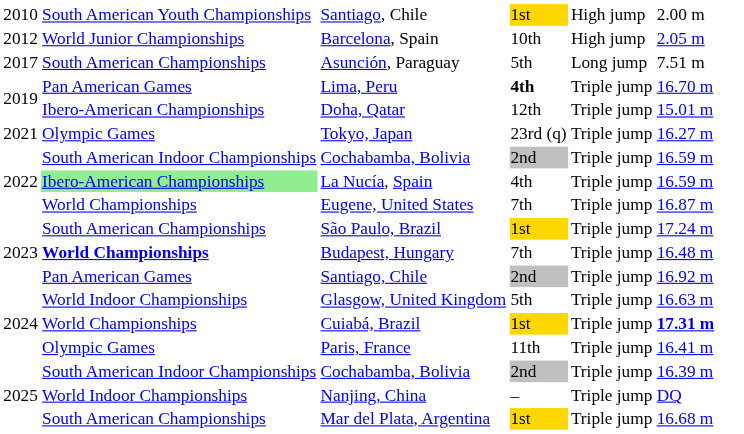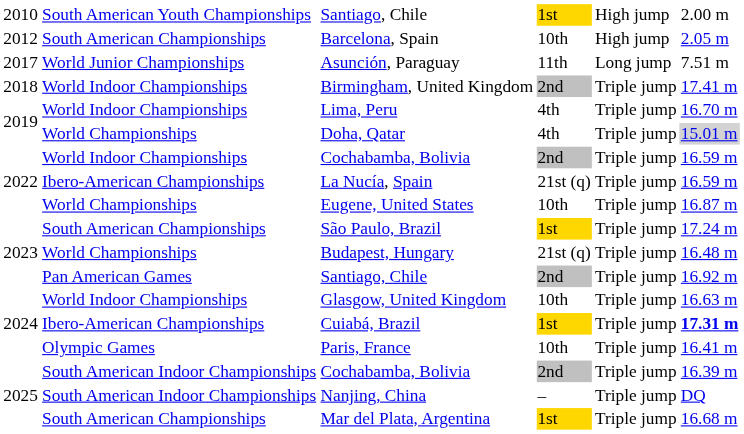(143, 38) World Junior Championships -> (154, 38) South American Championships
(154, 62) South American Championships -> (143, 62) World Junior Championships
(521, 62) 5th -> (553, 62) 11th
+ row: (21, 86)
(117, 86) Pan American Games -> (145, 109) World Indoor Championships
(522, 86) bold -> (549, 109) normal
(153, 109) Ibero-American Championships -> (119, 133) World Championships
(526, 109) 12th -> (549, 133) 4th
(685, 109) no background -> (709, 133) lightgrey background
- row: (21, 133)
(179, 157) South American Indoor Championships -> (145, 157) World Indoor Championships
(153, 181) lightgreen background -> (153, 181) no background
(521, 181) 4th -> (564, 181) 21st (q)
(521, 205) 7th -> (553, 205) 10th
(125, 252) bold -> (119, 252) normal
(521, 252) 7th -> (564, 252) 21st (q)
(521, 300) 5th -> (553, 300) 10th
(119, 323) World Championships -> (153, 323) Ibero-American Championships
(525, 347) 11th -> (553, 347) 10th
(145, 395) World Indoor Championships -> (179, 395) South American Indoor Championships
